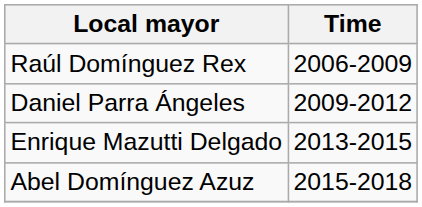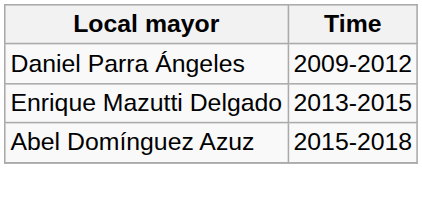- row: (128, 63)
